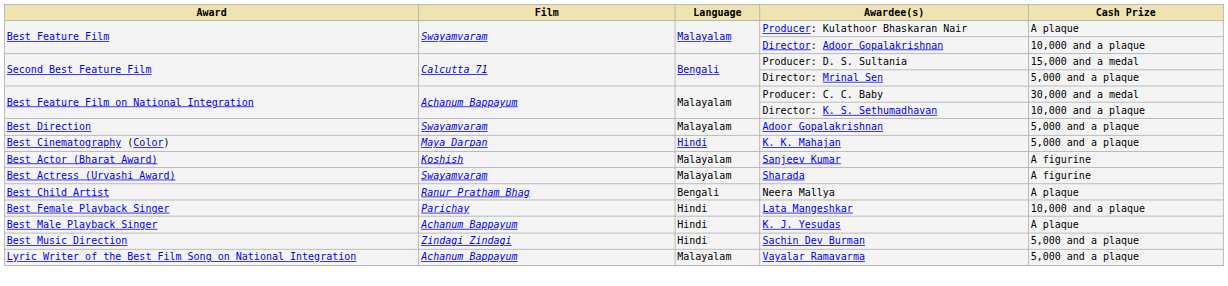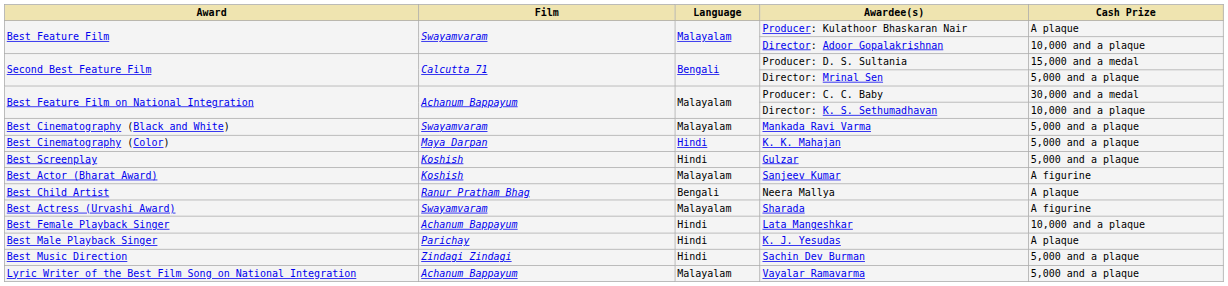- row: (823, 127)
+ row: (817, 127)
+ row: (781, 159)
rows swapped: (784, 176) <-> (799, 192)
(445, 208) Parichay -> (469, 225) Achanum Bappayum
(469, 225) Achanum Bappayum -> (445, 241) Parichay
